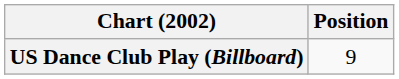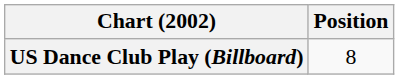(351, 56) 9 -> (351, 56) 8
